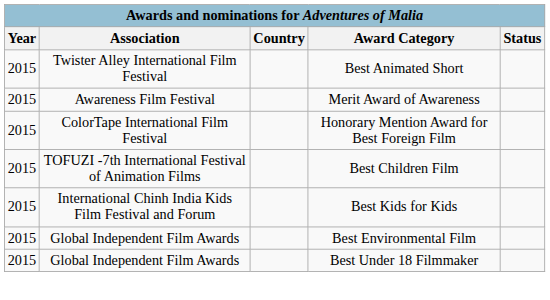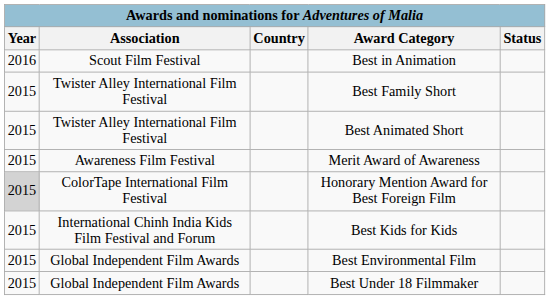+ row: (404, 60)
+ row: (404, 91)
(22, 130) no background -> (22, 191) lightgrey background
- row: (404, 168)
